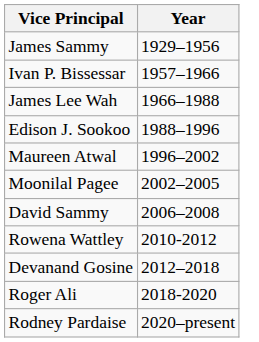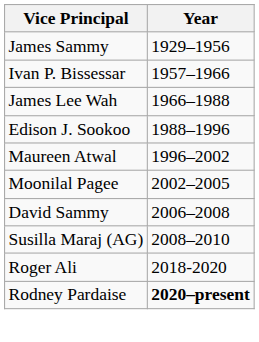+ row: (76, 239)
- row: (66, 239)
- row: (71, 267)
(188, 322) normal -> (201, 294) bold
